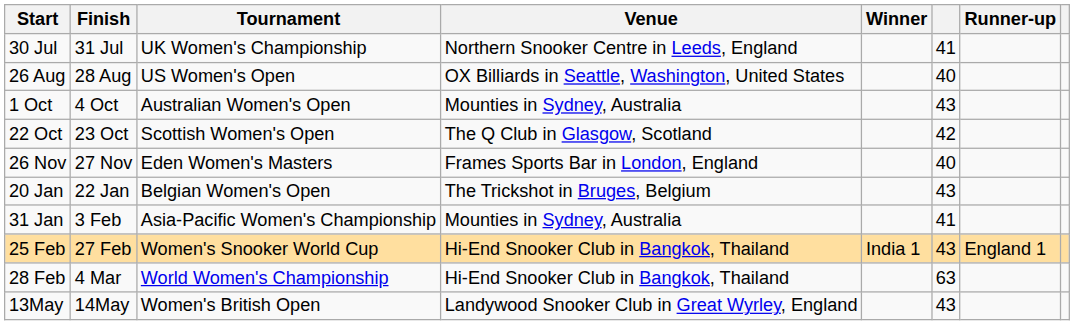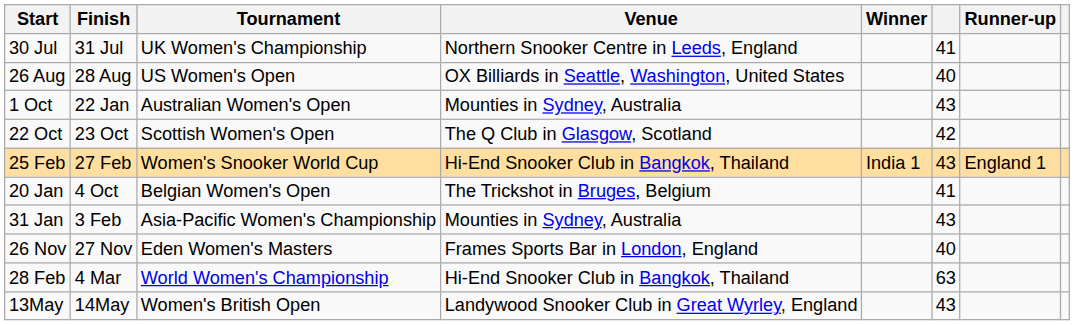(97, 105) 4 Oct -> (102, 105) 22 Jan
rows swapped: (38, 163) <-> (37, 249)
(102, 191) 22 Jan -> (97, 191) 4 Oct
(946, 191) 43 -> (946, 191) 41
(946, 220) 41 -> (946, 220) 43
